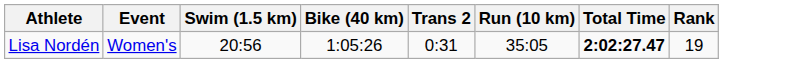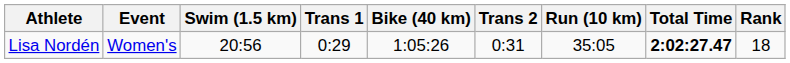+ column: (334, 18)
(694, 45) 19 -> (761, 45) 18
